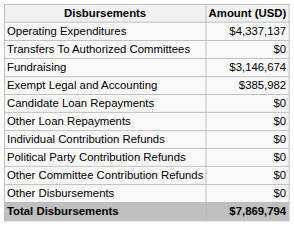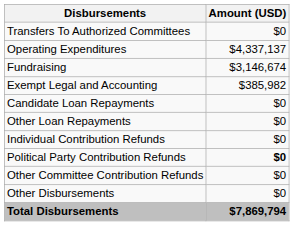rows swapped: (67, 31) <-> (99, 49)
(280, 157) normal -> (280, 157) bold
